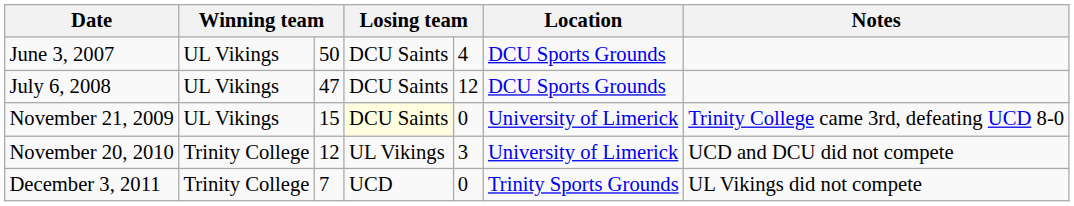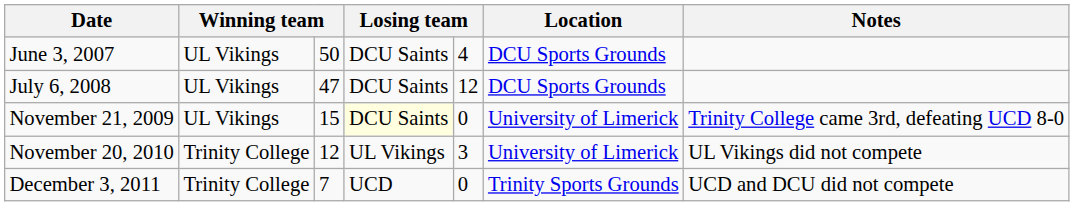(821, 151) UCD and DCU did not compete -> (805, 151) UL Vikings did not compete
(805, 184) UL Vikings did not compete -> (821, 184) UCD and DCU did not compete
